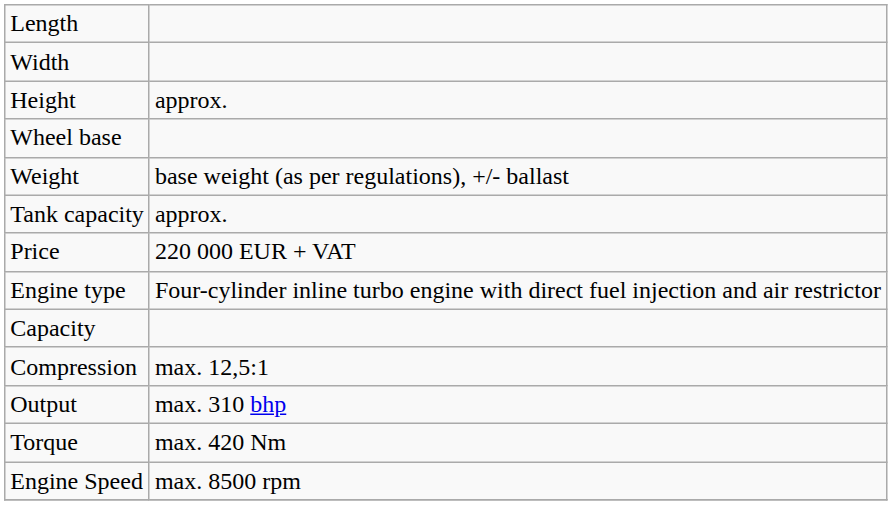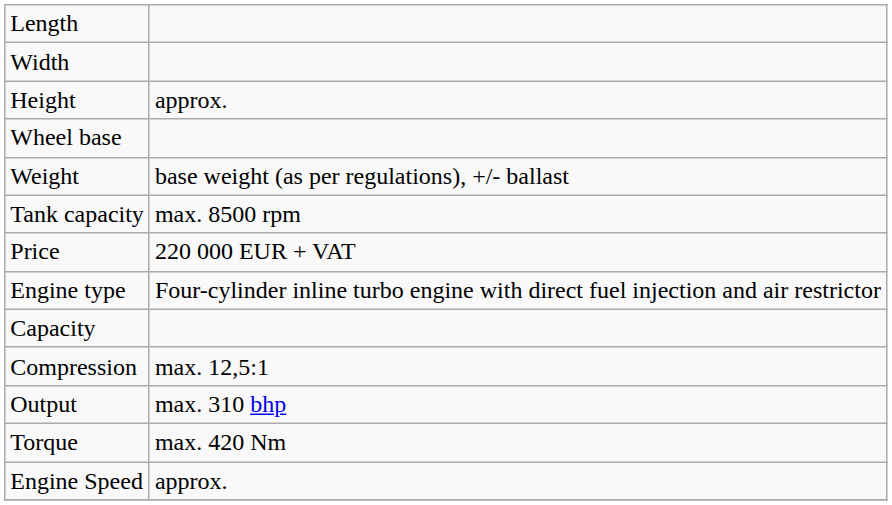(191, 213) approx. -> (228, 213) max. 8500 rpm
(228, 480) max. 8500 rpm -> (191, 480) approx.
